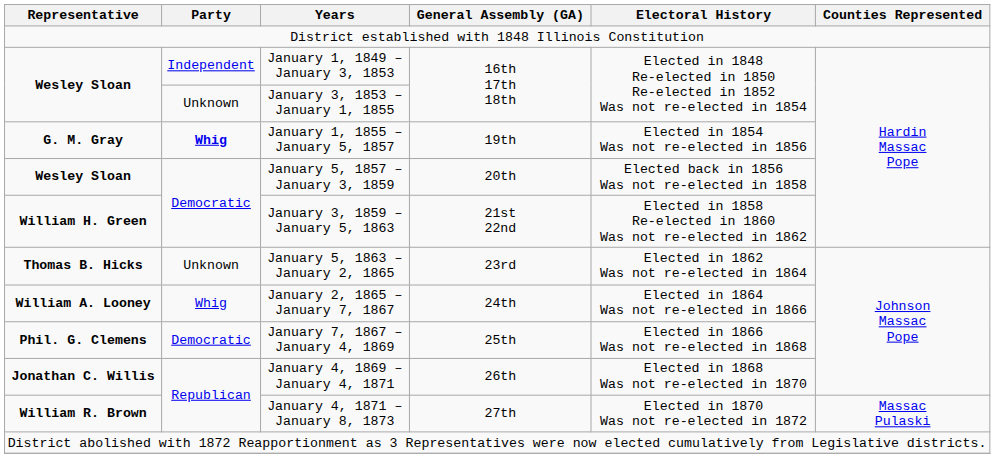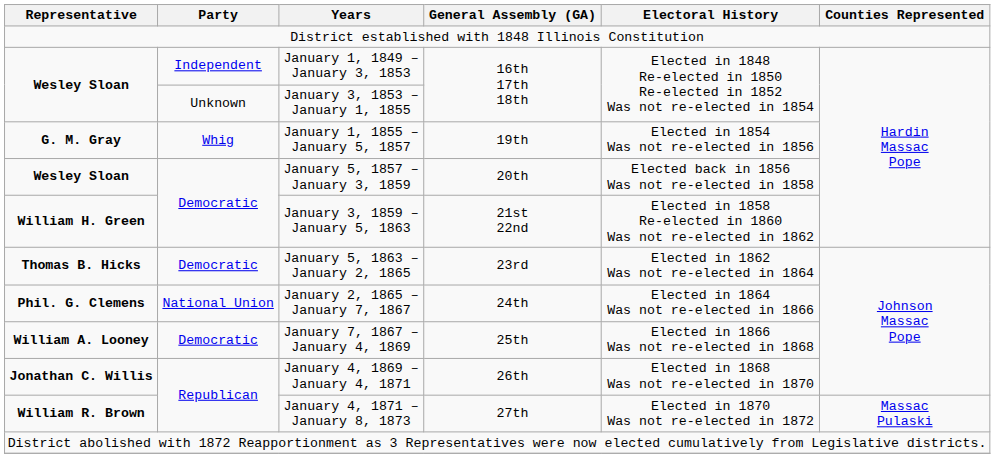(211, 140) bold -> (218, 140) normal
(211, 266) Unknown -> (218, 266) Democratic
(83, 303) William A. Looney -> (81, 303) Phil. G. Clemens
(211, 303) Whig -> (218, 303) National Union
(83, 340) Phil. G. Clemens -> (81, 340) William A. Looney
